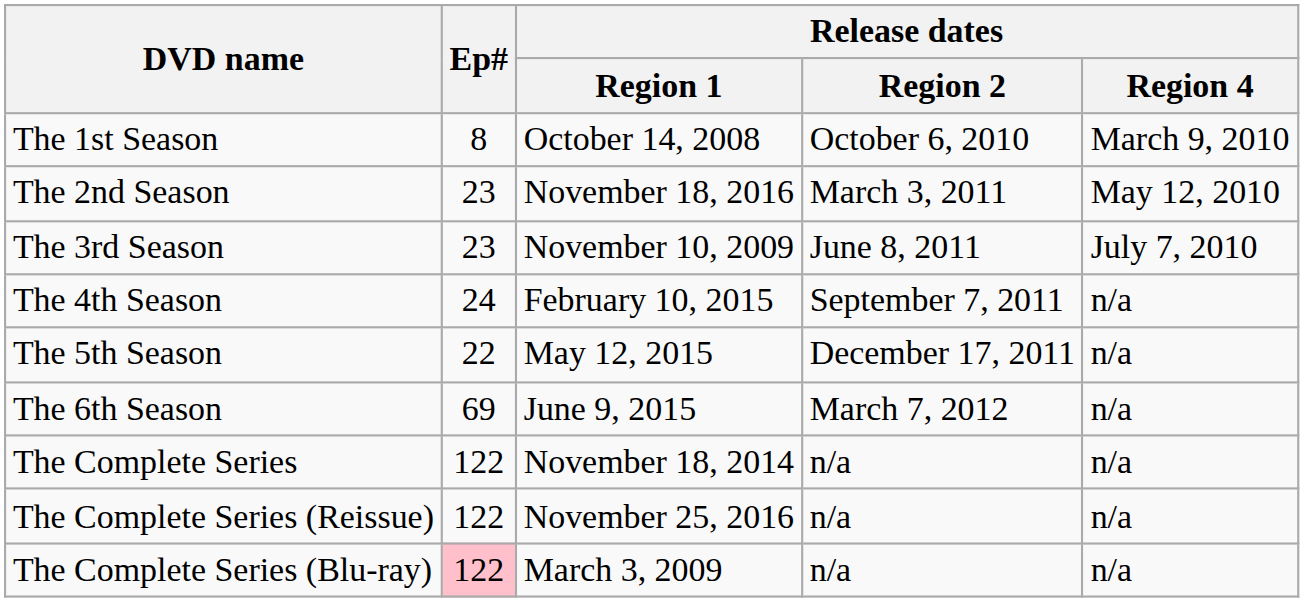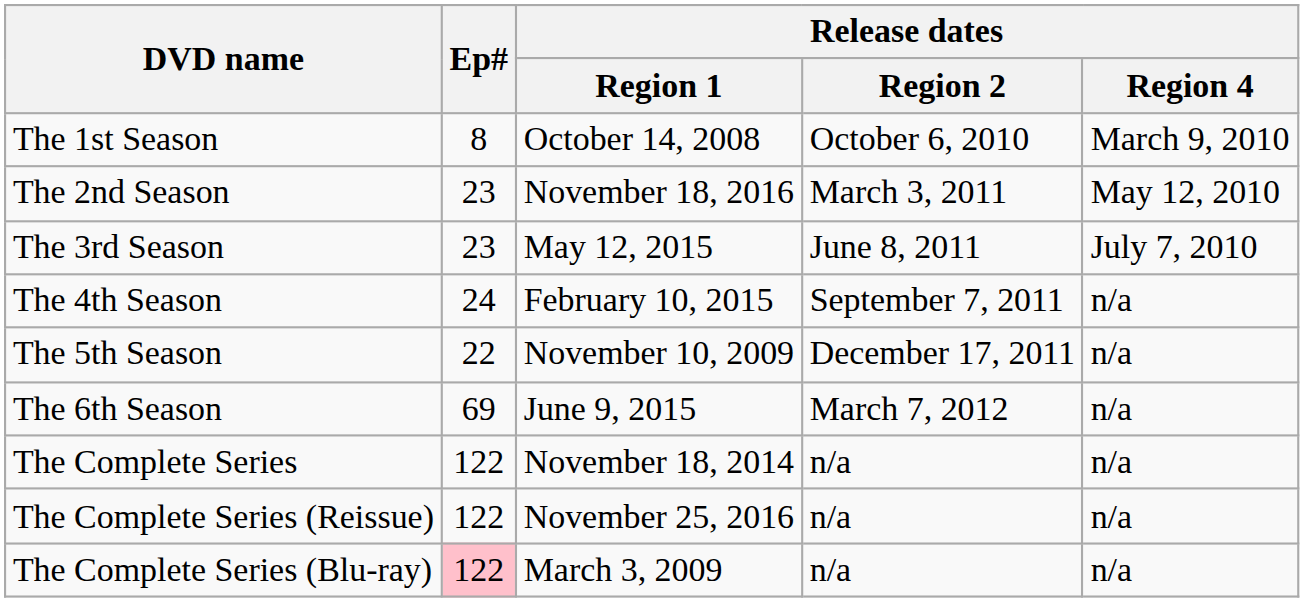(659, 246) November 10, 2009 -> (618, 246) May 12, 2015
(618, 354) May 12, 2015 -> (659, 354) November 10, 2009
